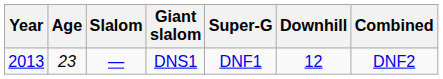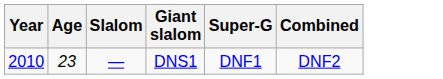- column: (314, 26)
(26, 61) 2013 -> (26, 61) 2010
